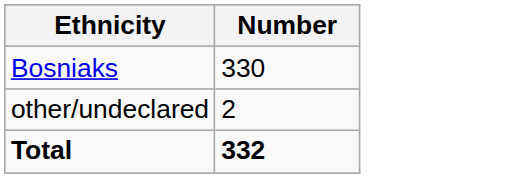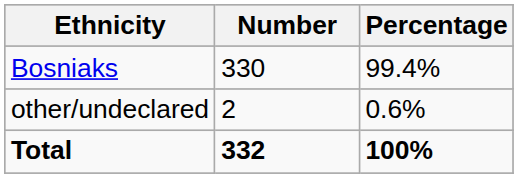+ column: (437, 25)
